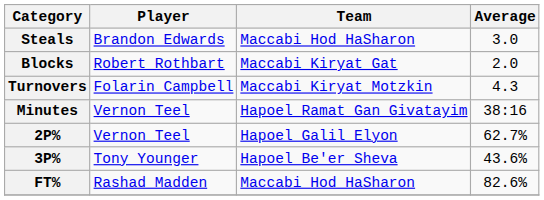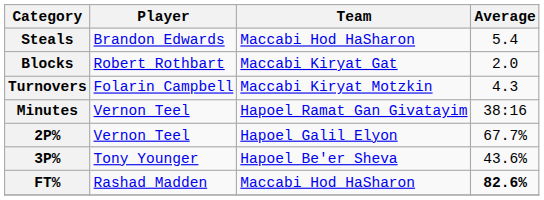(505, 40) 3.0 -> (505, 40) 5.4
(505, 135) 62.7% -> (505, 135) 67.7%
(505, 183) normal -> (505, 183) bold
